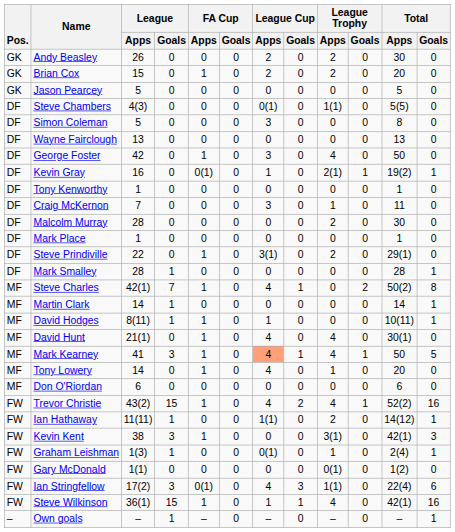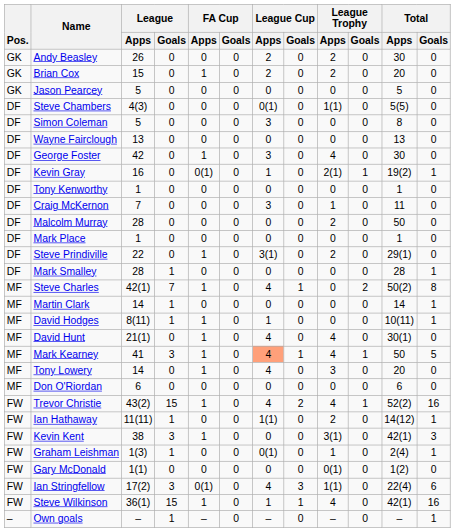(399, 156) 50 -> (399, 156) 30
(399, 222) 30 -> (399, 222) 50
(333, 370) 1 -> (333, 370) 3
